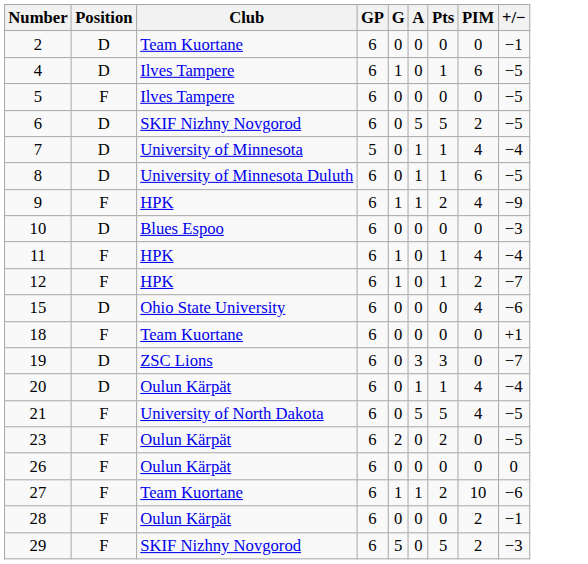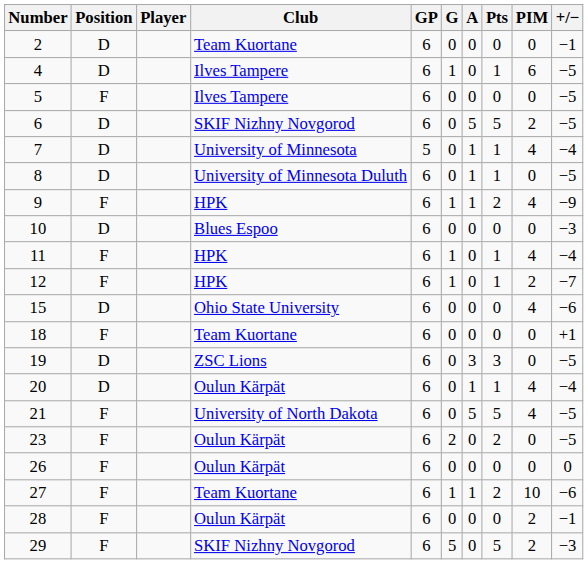+ column: (163, 17)
(478, 176) 6 -> (532, 176) 0
(514, 360) −7 -> (568, 360) −5
